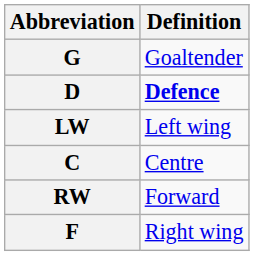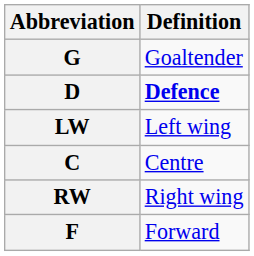(182, 197) Forward -> (194, 197) Right wing
(194, 232) Right wing -> (182, 232) Forward
